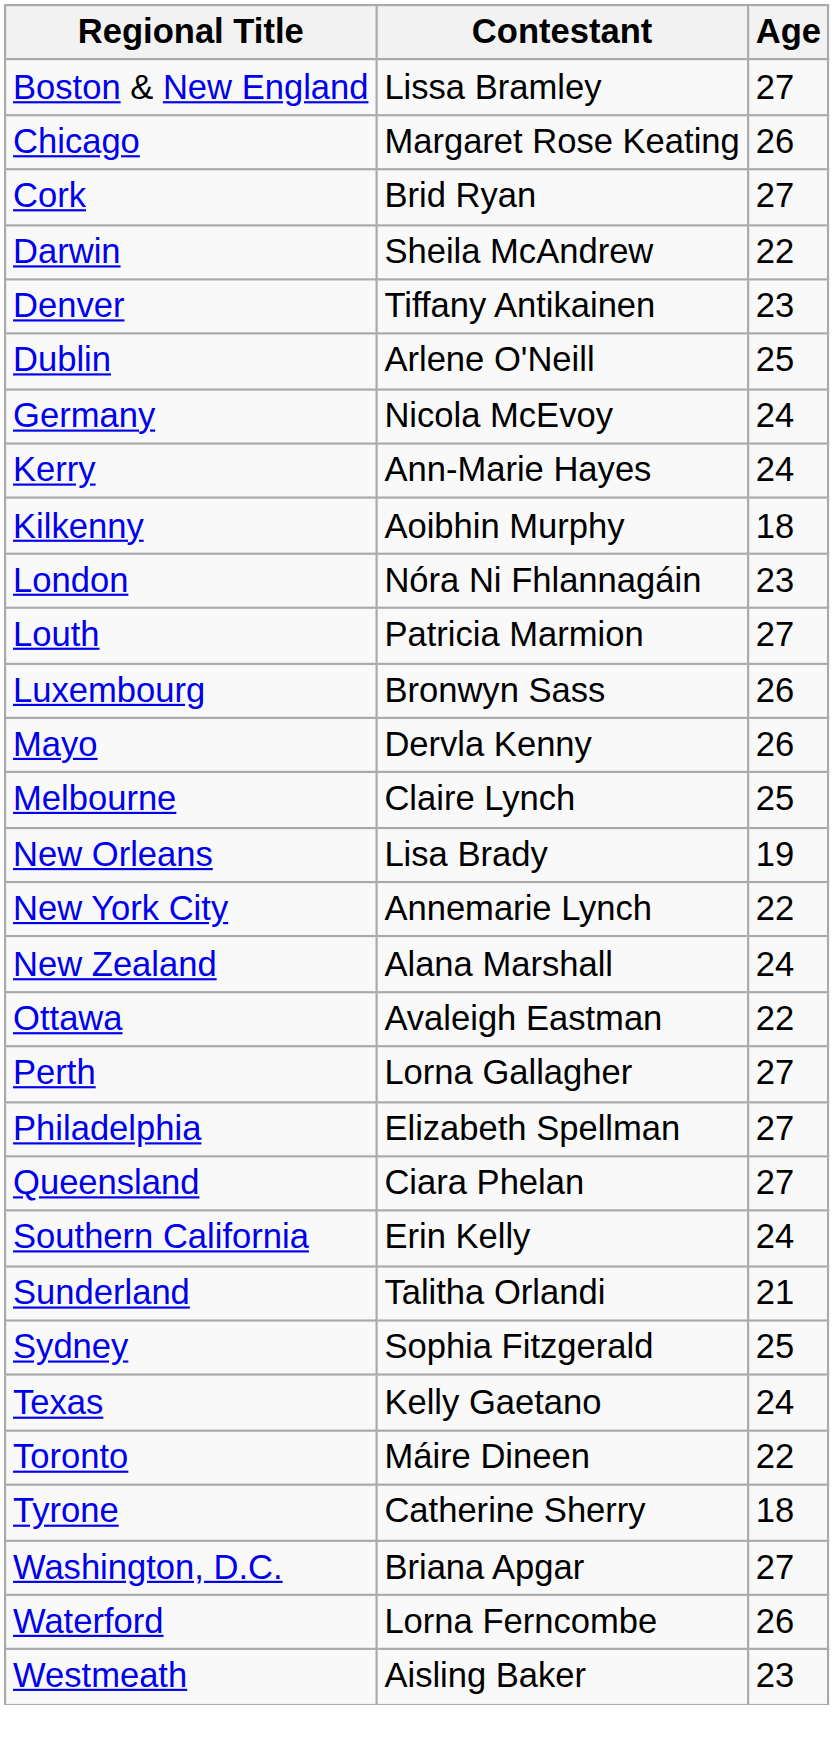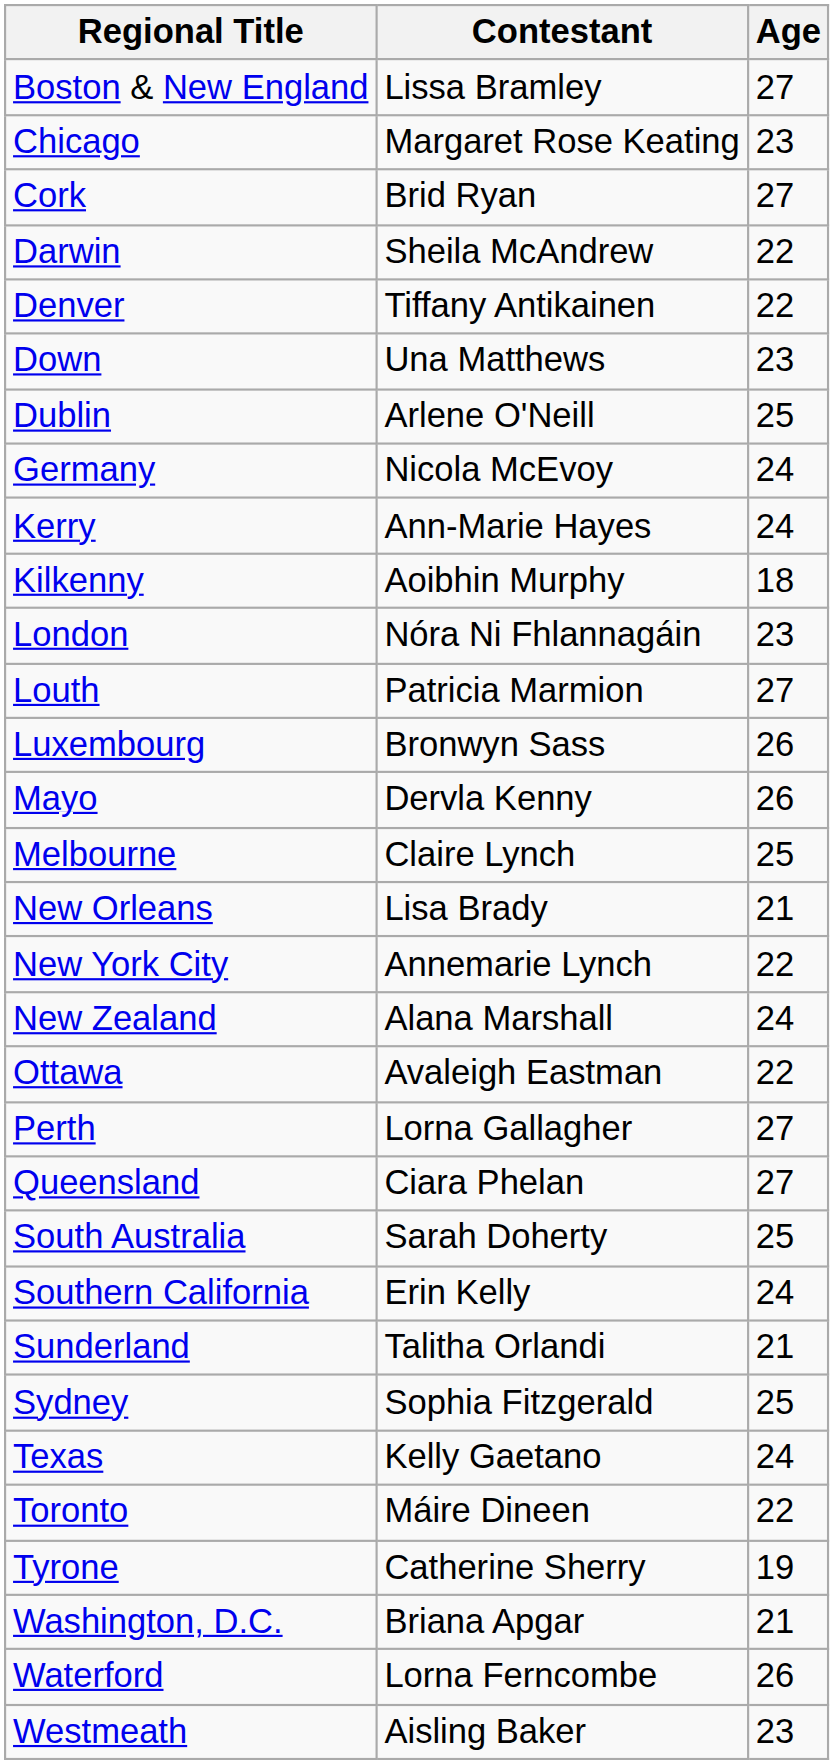(775, 141) 26 -> (775, 141) 23
(775, 305) 23 -> (775, 305) 22
+ row: (57, 360)
(775, 854) 19 -> (775, 908) 21
- row: (107, 1128)
+ row: (129, 1237)
(775, 1511) 18 -> (775, 1566) 19
(775, 1566) 27 -> (775, 1621) 21
